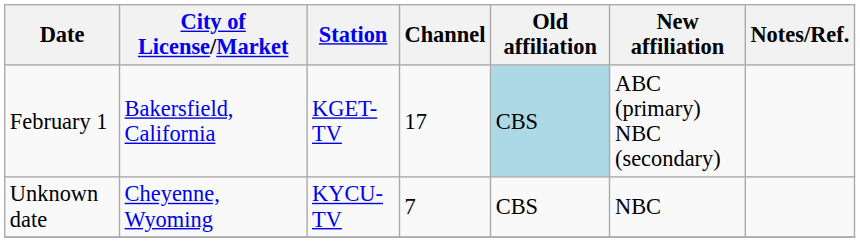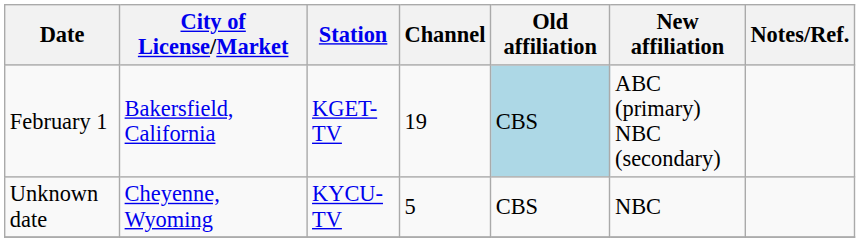(416, 120) 17 -> (416, 120) 19
(410, 206) 7 -> (410, 206) 5
